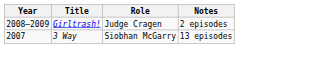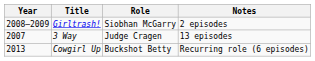(133, 24) Judge Cragen -> (140, 24) Siobhan McGarry
(140, 37) Siobhan McGarry -> (133, 37) Judge Cragen
+ row: (77, 50)
